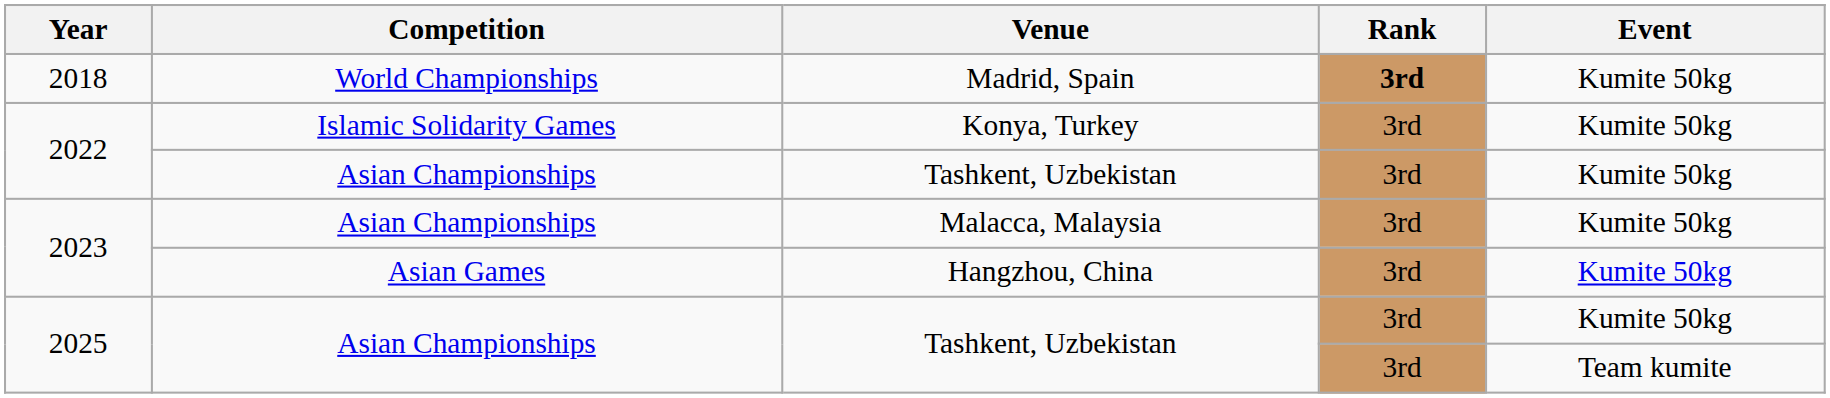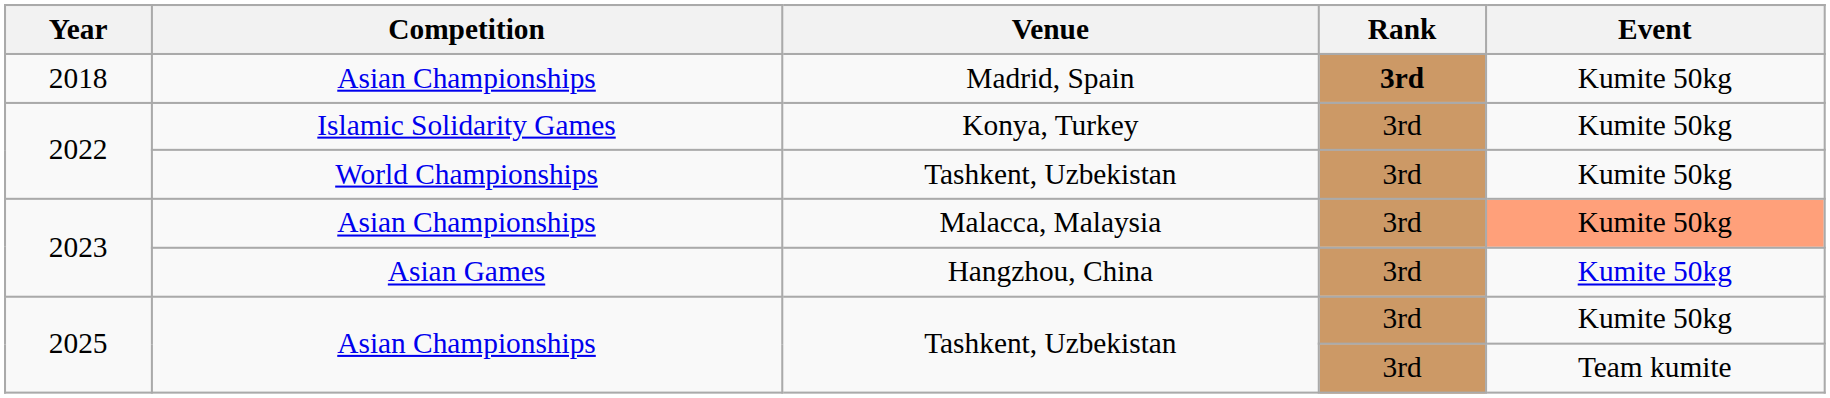(467, 77) World Championships -> (467, 77) Asian Championships
(467, 174) Asian Championships -> (467, 174) World Championships
(1655, 222) no background -> (1655, 222) lightsalmon background
